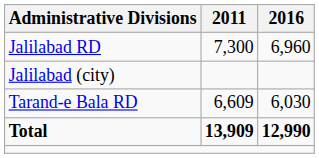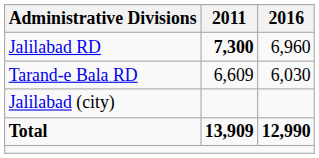(234, 46) normal -> (234, 46) bold
rows swapped: (73, 103) <-> (62, 74)
